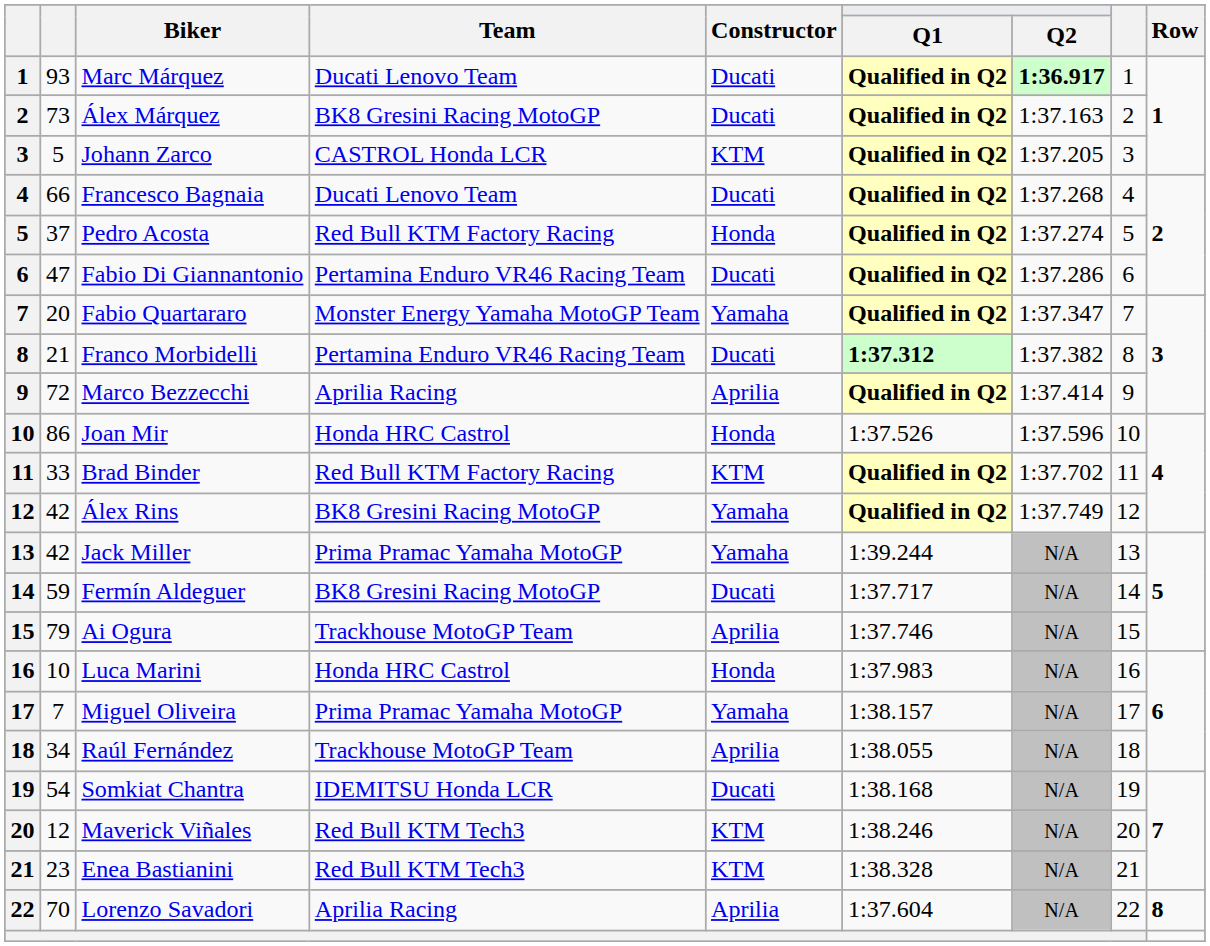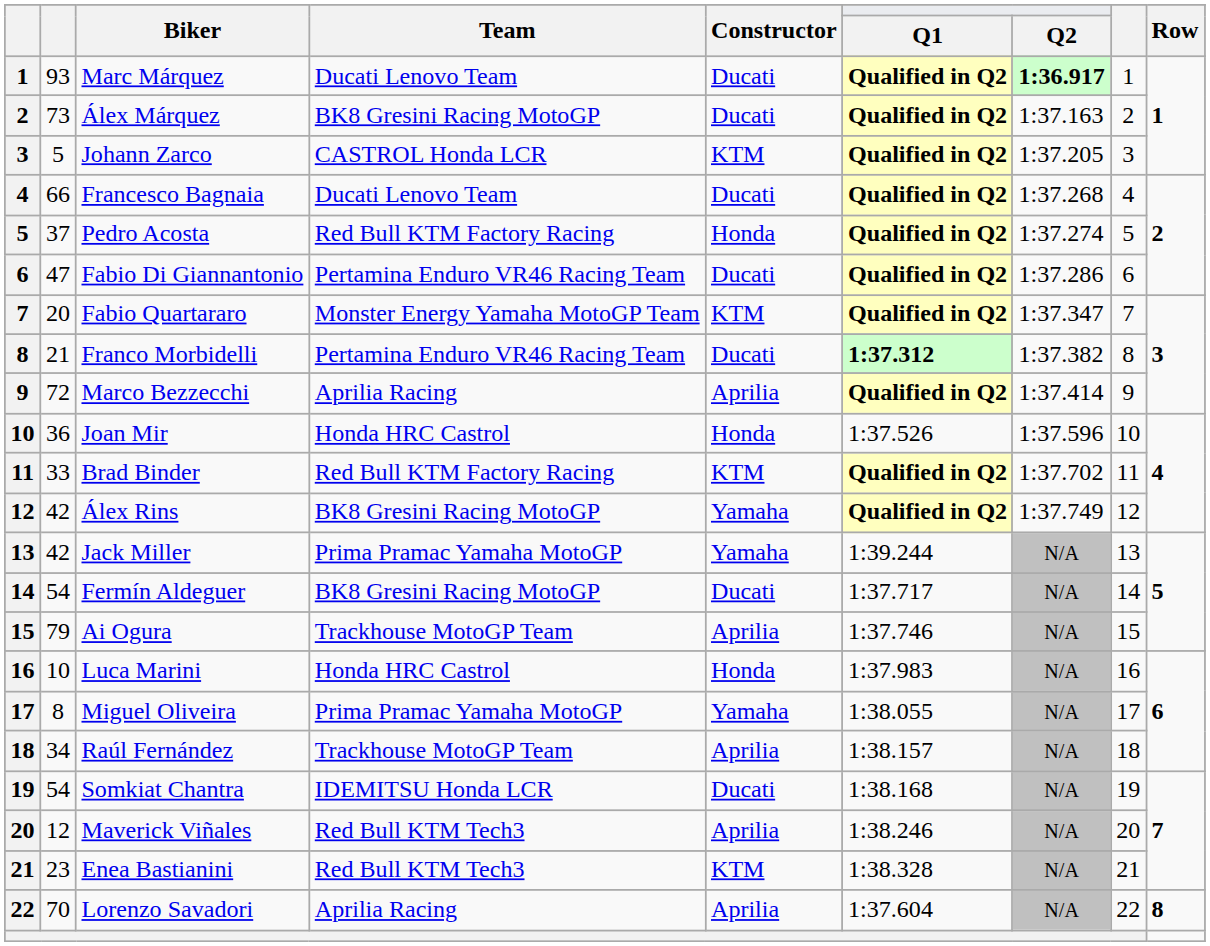(750, 313) Yamaha -> (738, 313) KTM
(58, 432) 86 -> (58, 432) 36
(58, 591) 59 -> (58, 591) 54
(58, 710) 7 -> (58, 710) 8
(890, 710) 1:38.157 -> (890, 710) 1:38.055
(890, 750) 1:38.055 -> (890, 750) 1:38.157
(738, 829) KTM -> (745, 829) Aprilia
